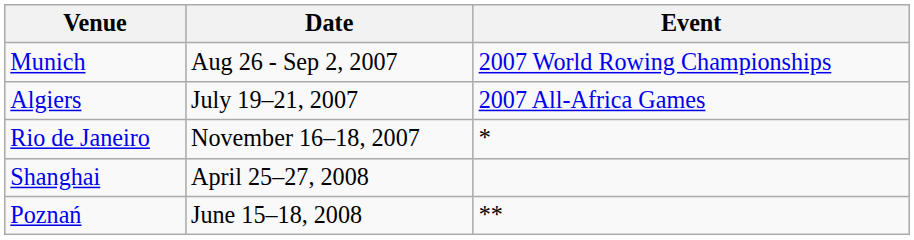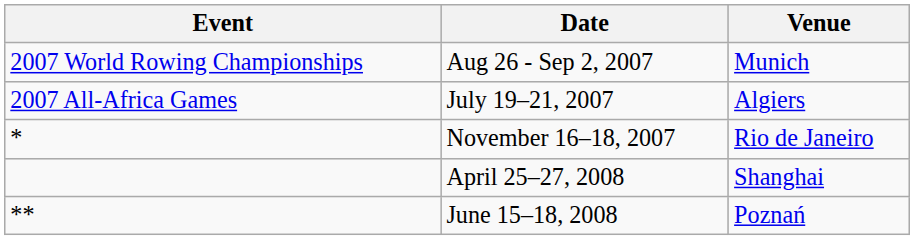columns swapped: (691, 23) <-> (95, 23)
